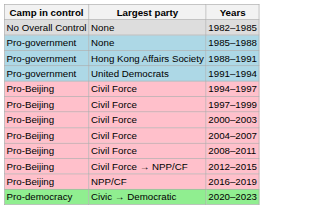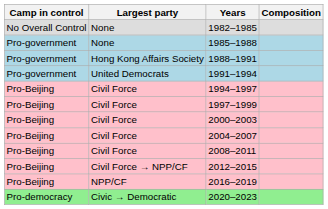+ column: (291, 12)
